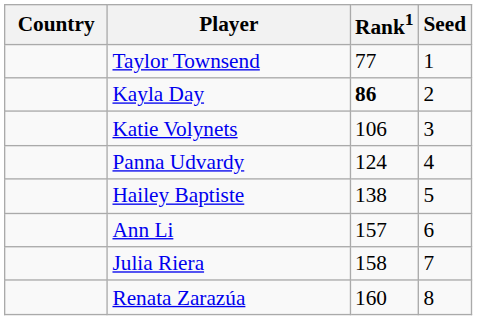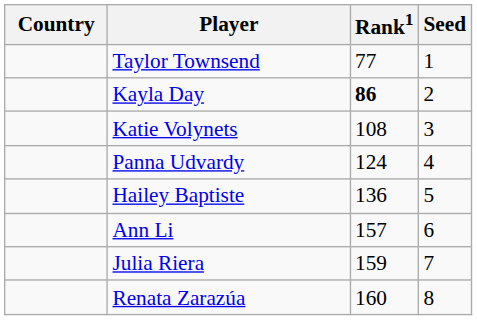(371, 128) 106 -> (371, 128) 108
(371, 195) 138 -> (371, 195) 136
(371, 263) 158 -> (371, 263) 159
